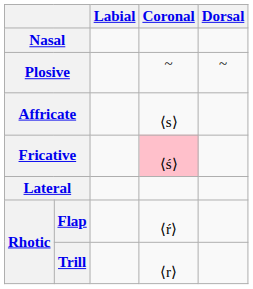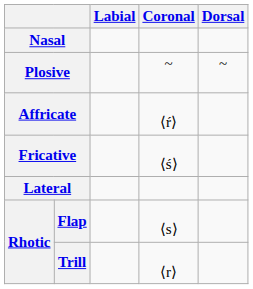(169, 122) ⟨s⟩ -> (169, 122) ⟨ŕ⟩
(169, 164) pink background -> (169, 164) no background
(169, 230) ⟨ŕ⟩ -> (169, 230) ⟨s⟩
